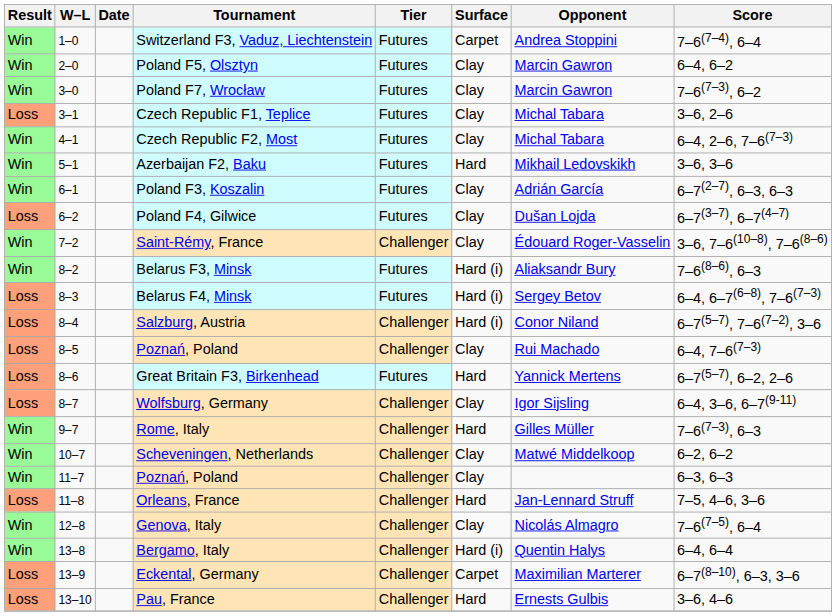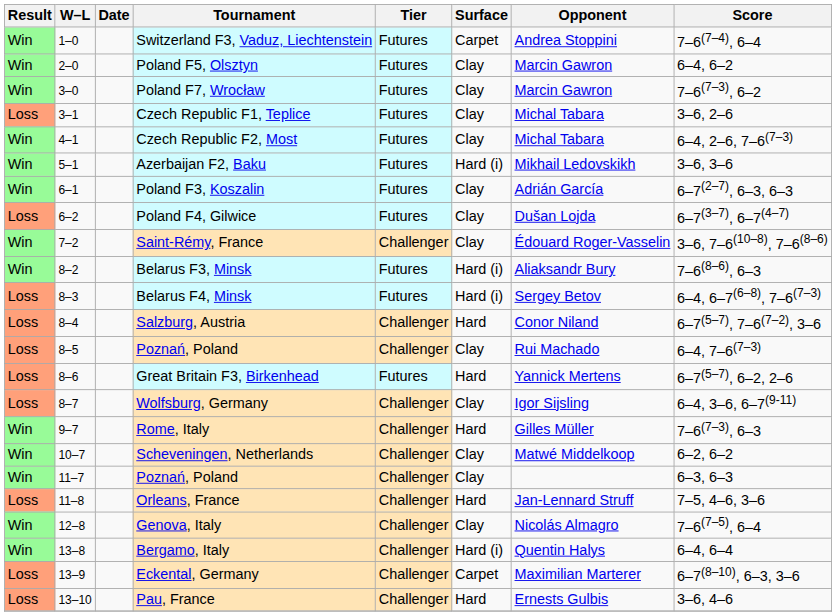(471, 164) Hard -> (479, 164) Hard (i)
(479, 323) Hard (i) -> (471, 323) Hard
